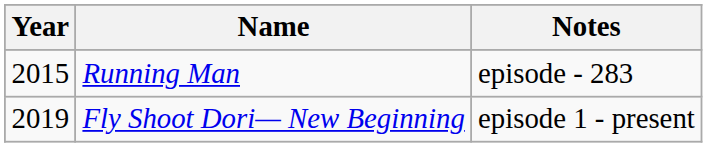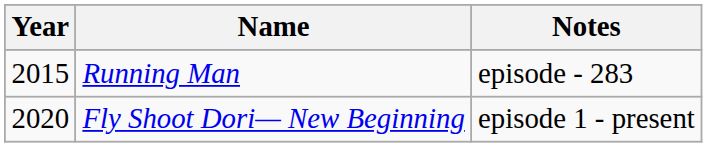(40, 118) 2019 -> (40, 118) 2020
